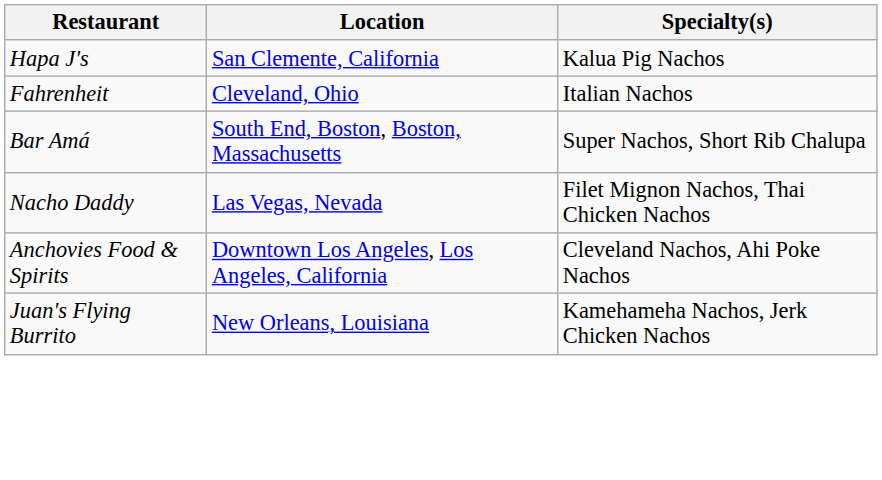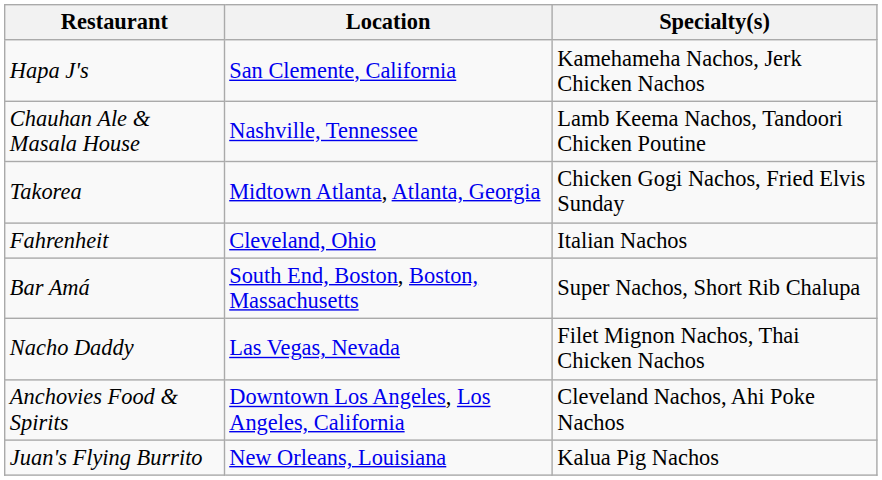(644, 57) Kalua Pig Nachos -> (680, 70) Kamehameha Nachos, Jerk Chicken Nachos
+ row: (80, 131)
+ row: (46, 191)
(685, 323) Kamehameha Nachos, Jerk Chicken Nachos -> (638, 457) Kalua Pig Nachos
